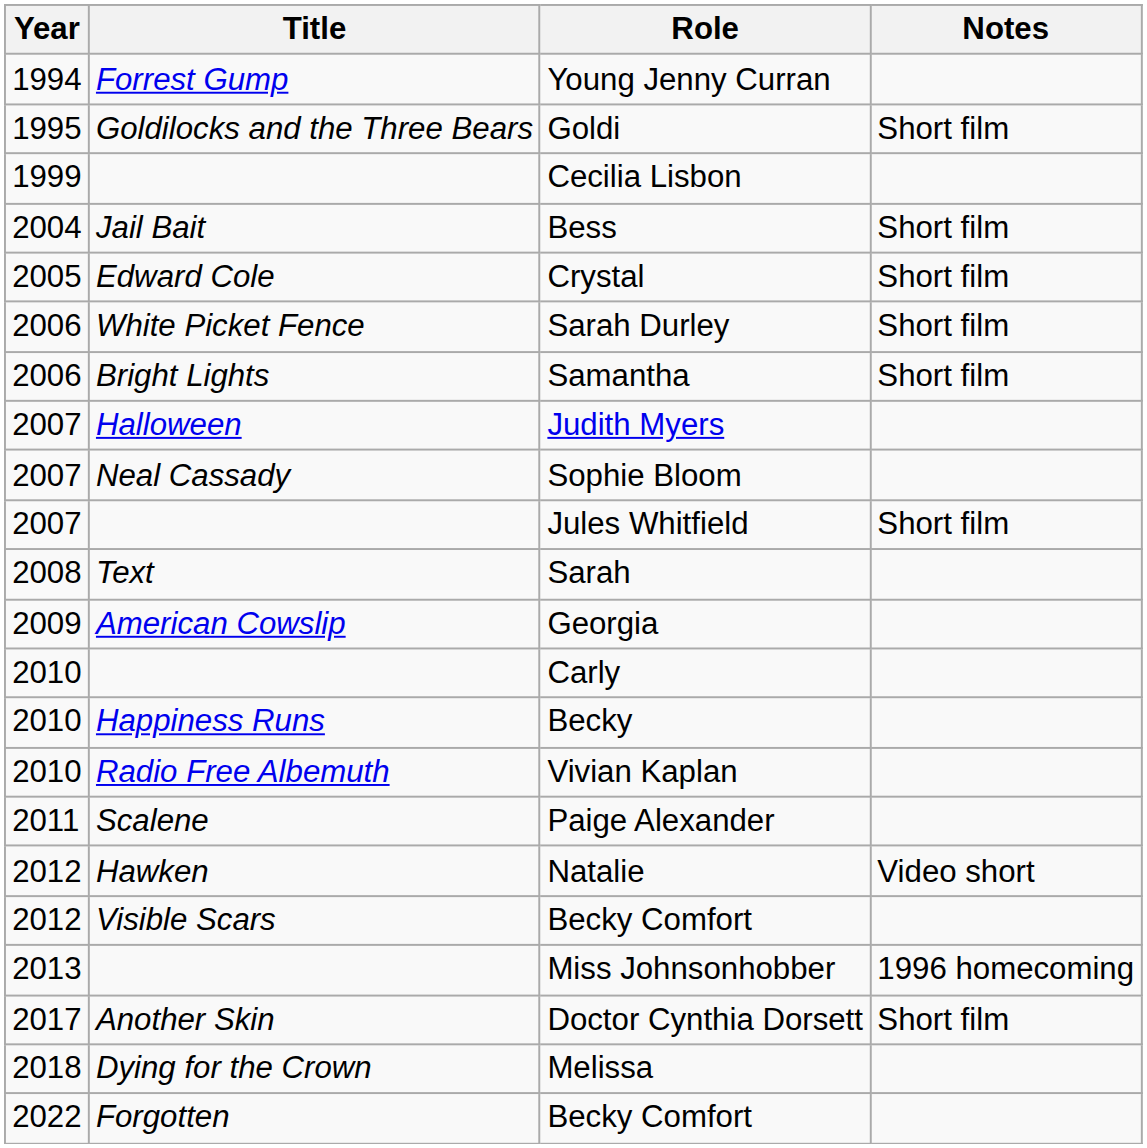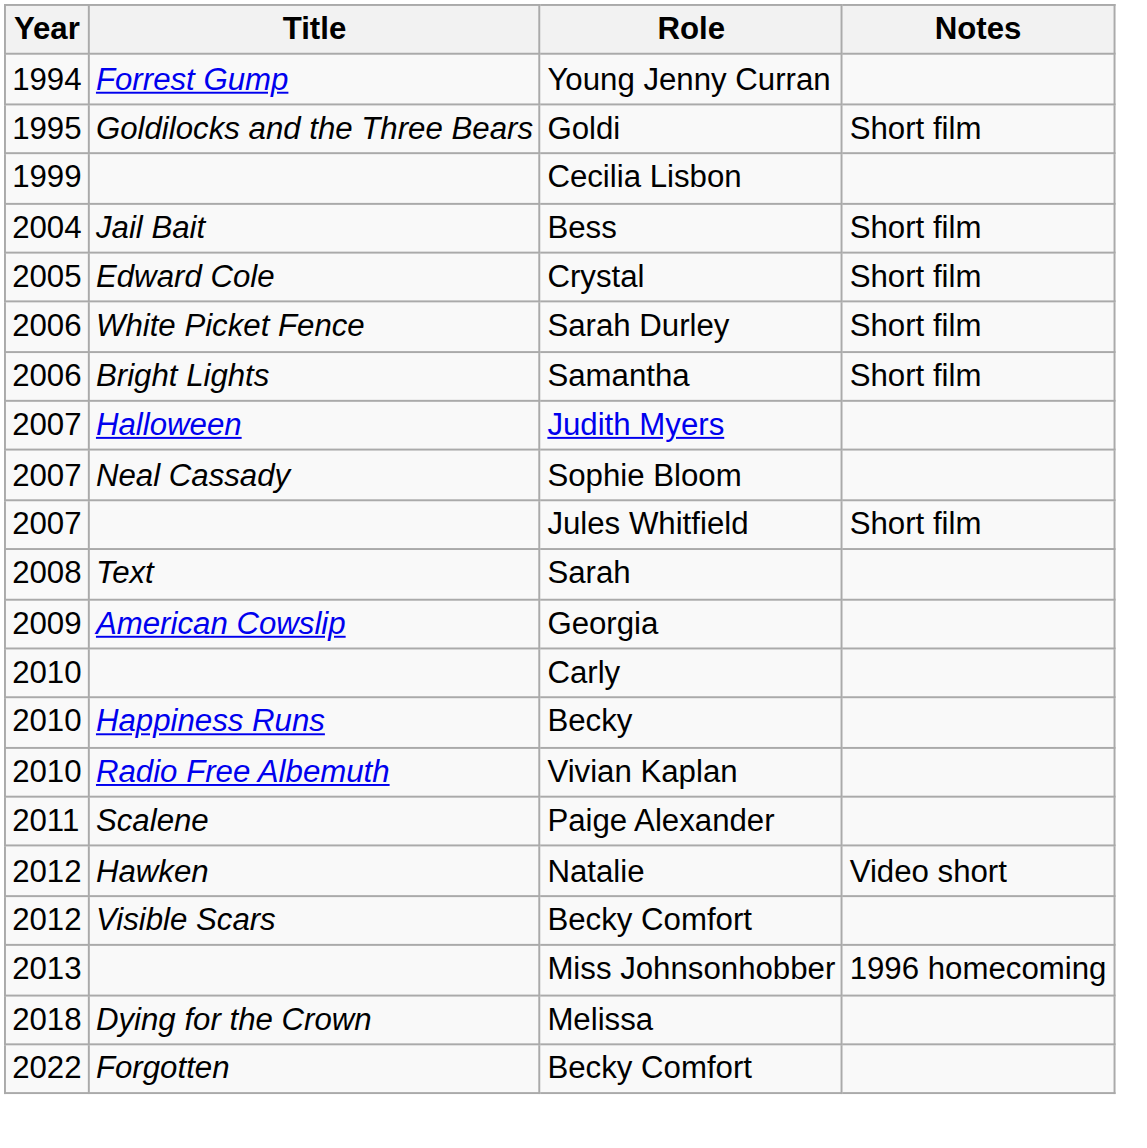- row: (185, 1018)
